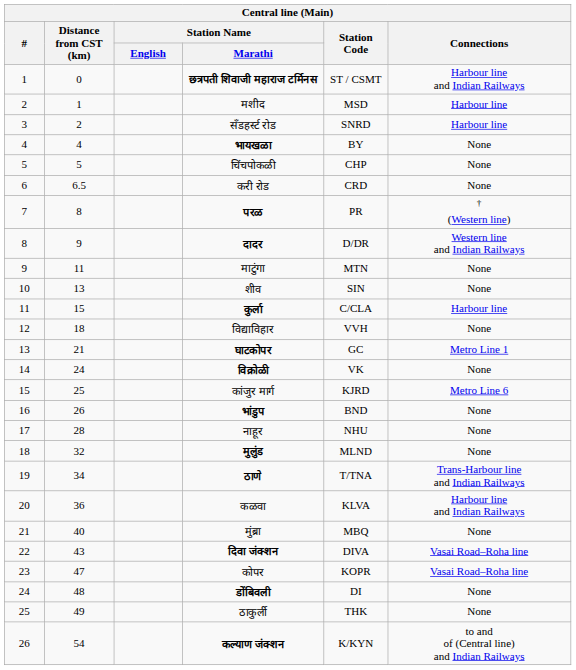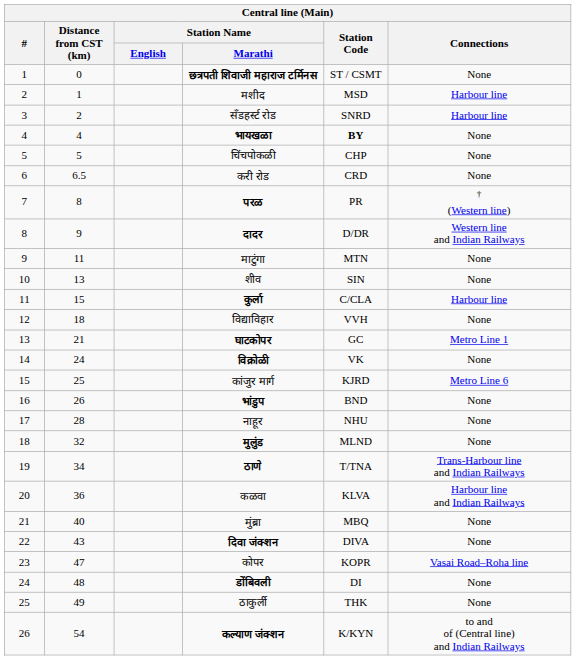(479, 79) Harbour line and Indian Railways -> (479, 74) None
(356, 144) normal -> (356, 135) bold
(479, 551) Vasai Road–Roha line -> (479, 541) None
